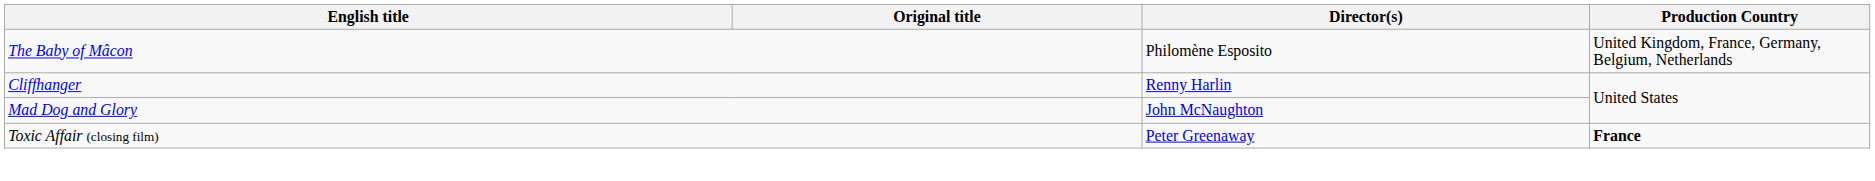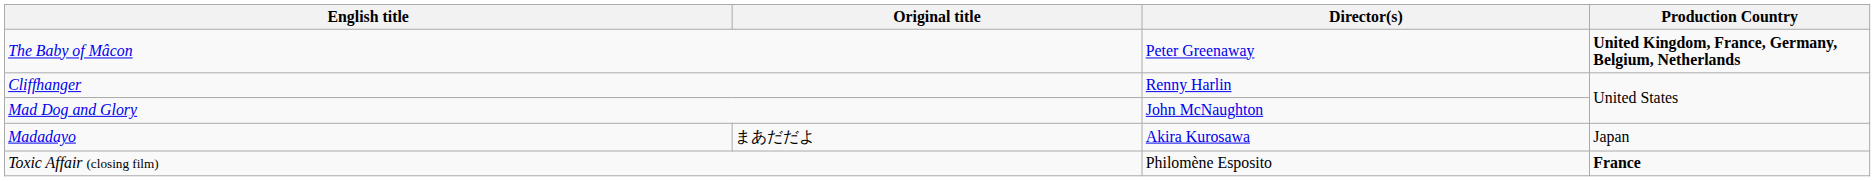(1209, 51) Philomène Esposito -> (1200, 51) Peter Greenaway
(1707, 51) normal -> (1715, 51) bold
+ row: (42, 136)
(1200, 135) Peter Greenaway -> (1209, 163) Philomène Esposito
